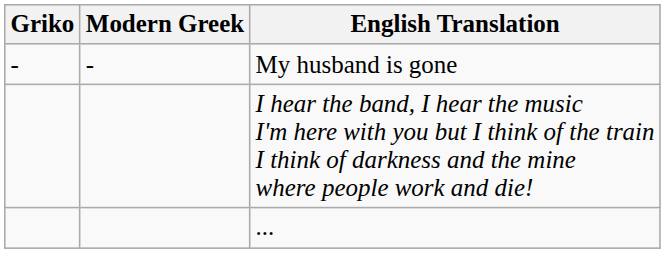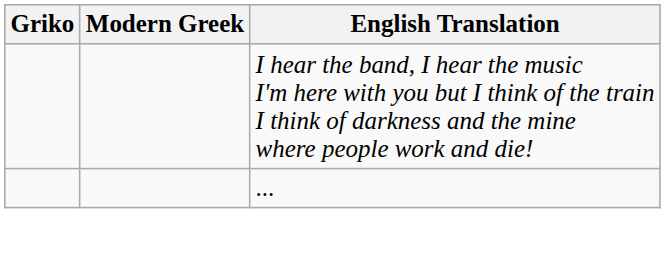- row: (356, 63)
